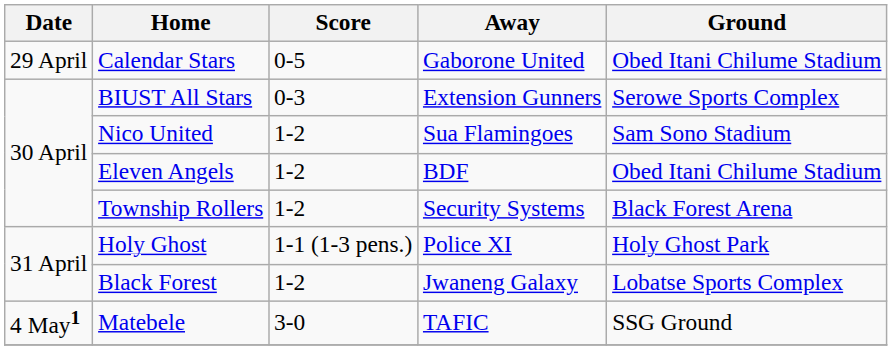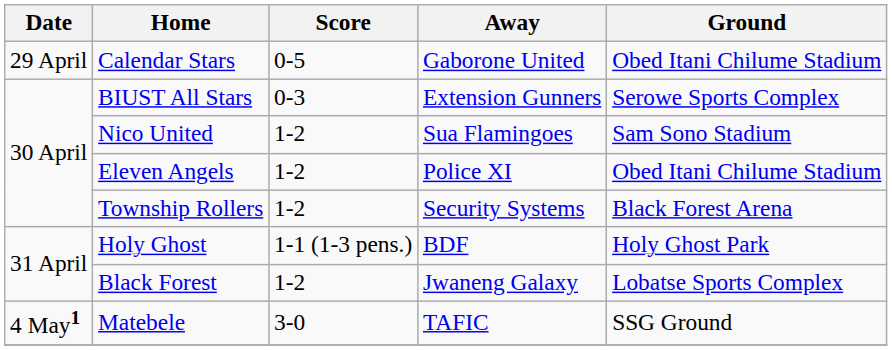(446, 171) BDF -> (467, 171) Police XI
(467, 245) Police XI -> (446, 245) BDF
